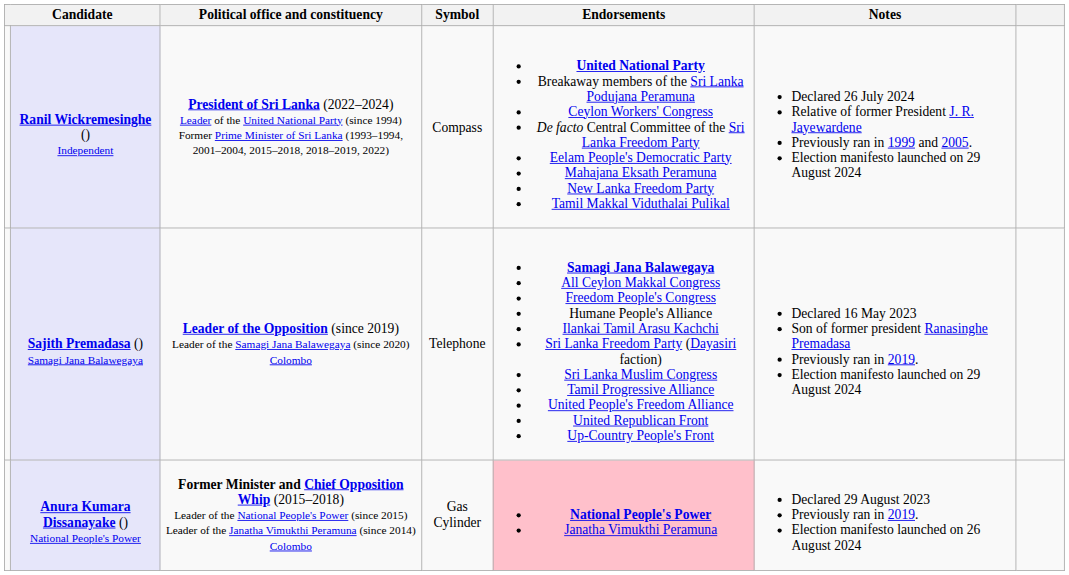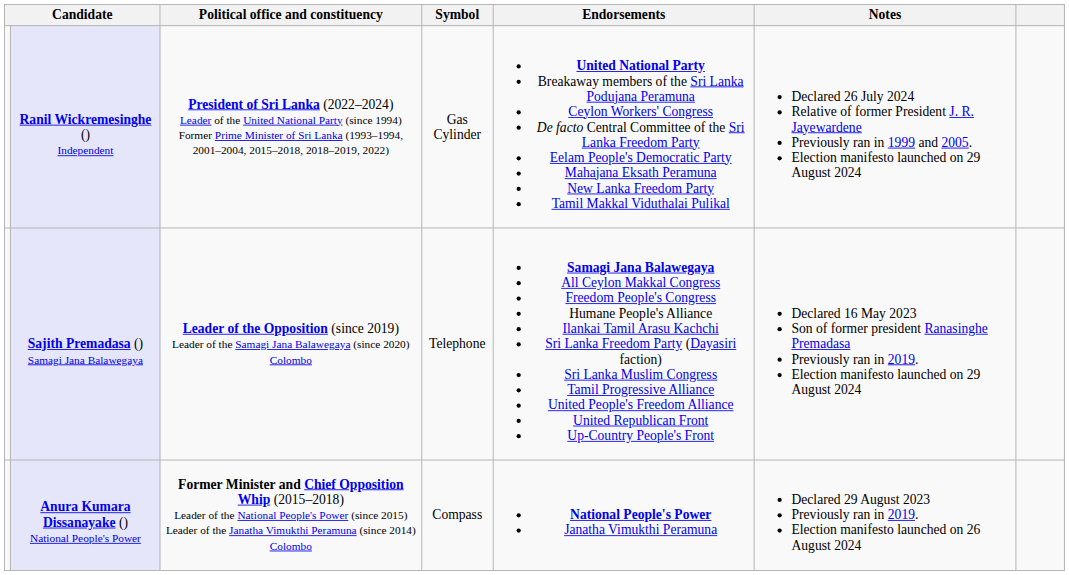(457, 126) Compass -> (457, 126) Gas Cylinder
(457, 515) Gas Cylinder -> (457, 515) Compass
(624, 523) pink background -> (624, 523) no background
